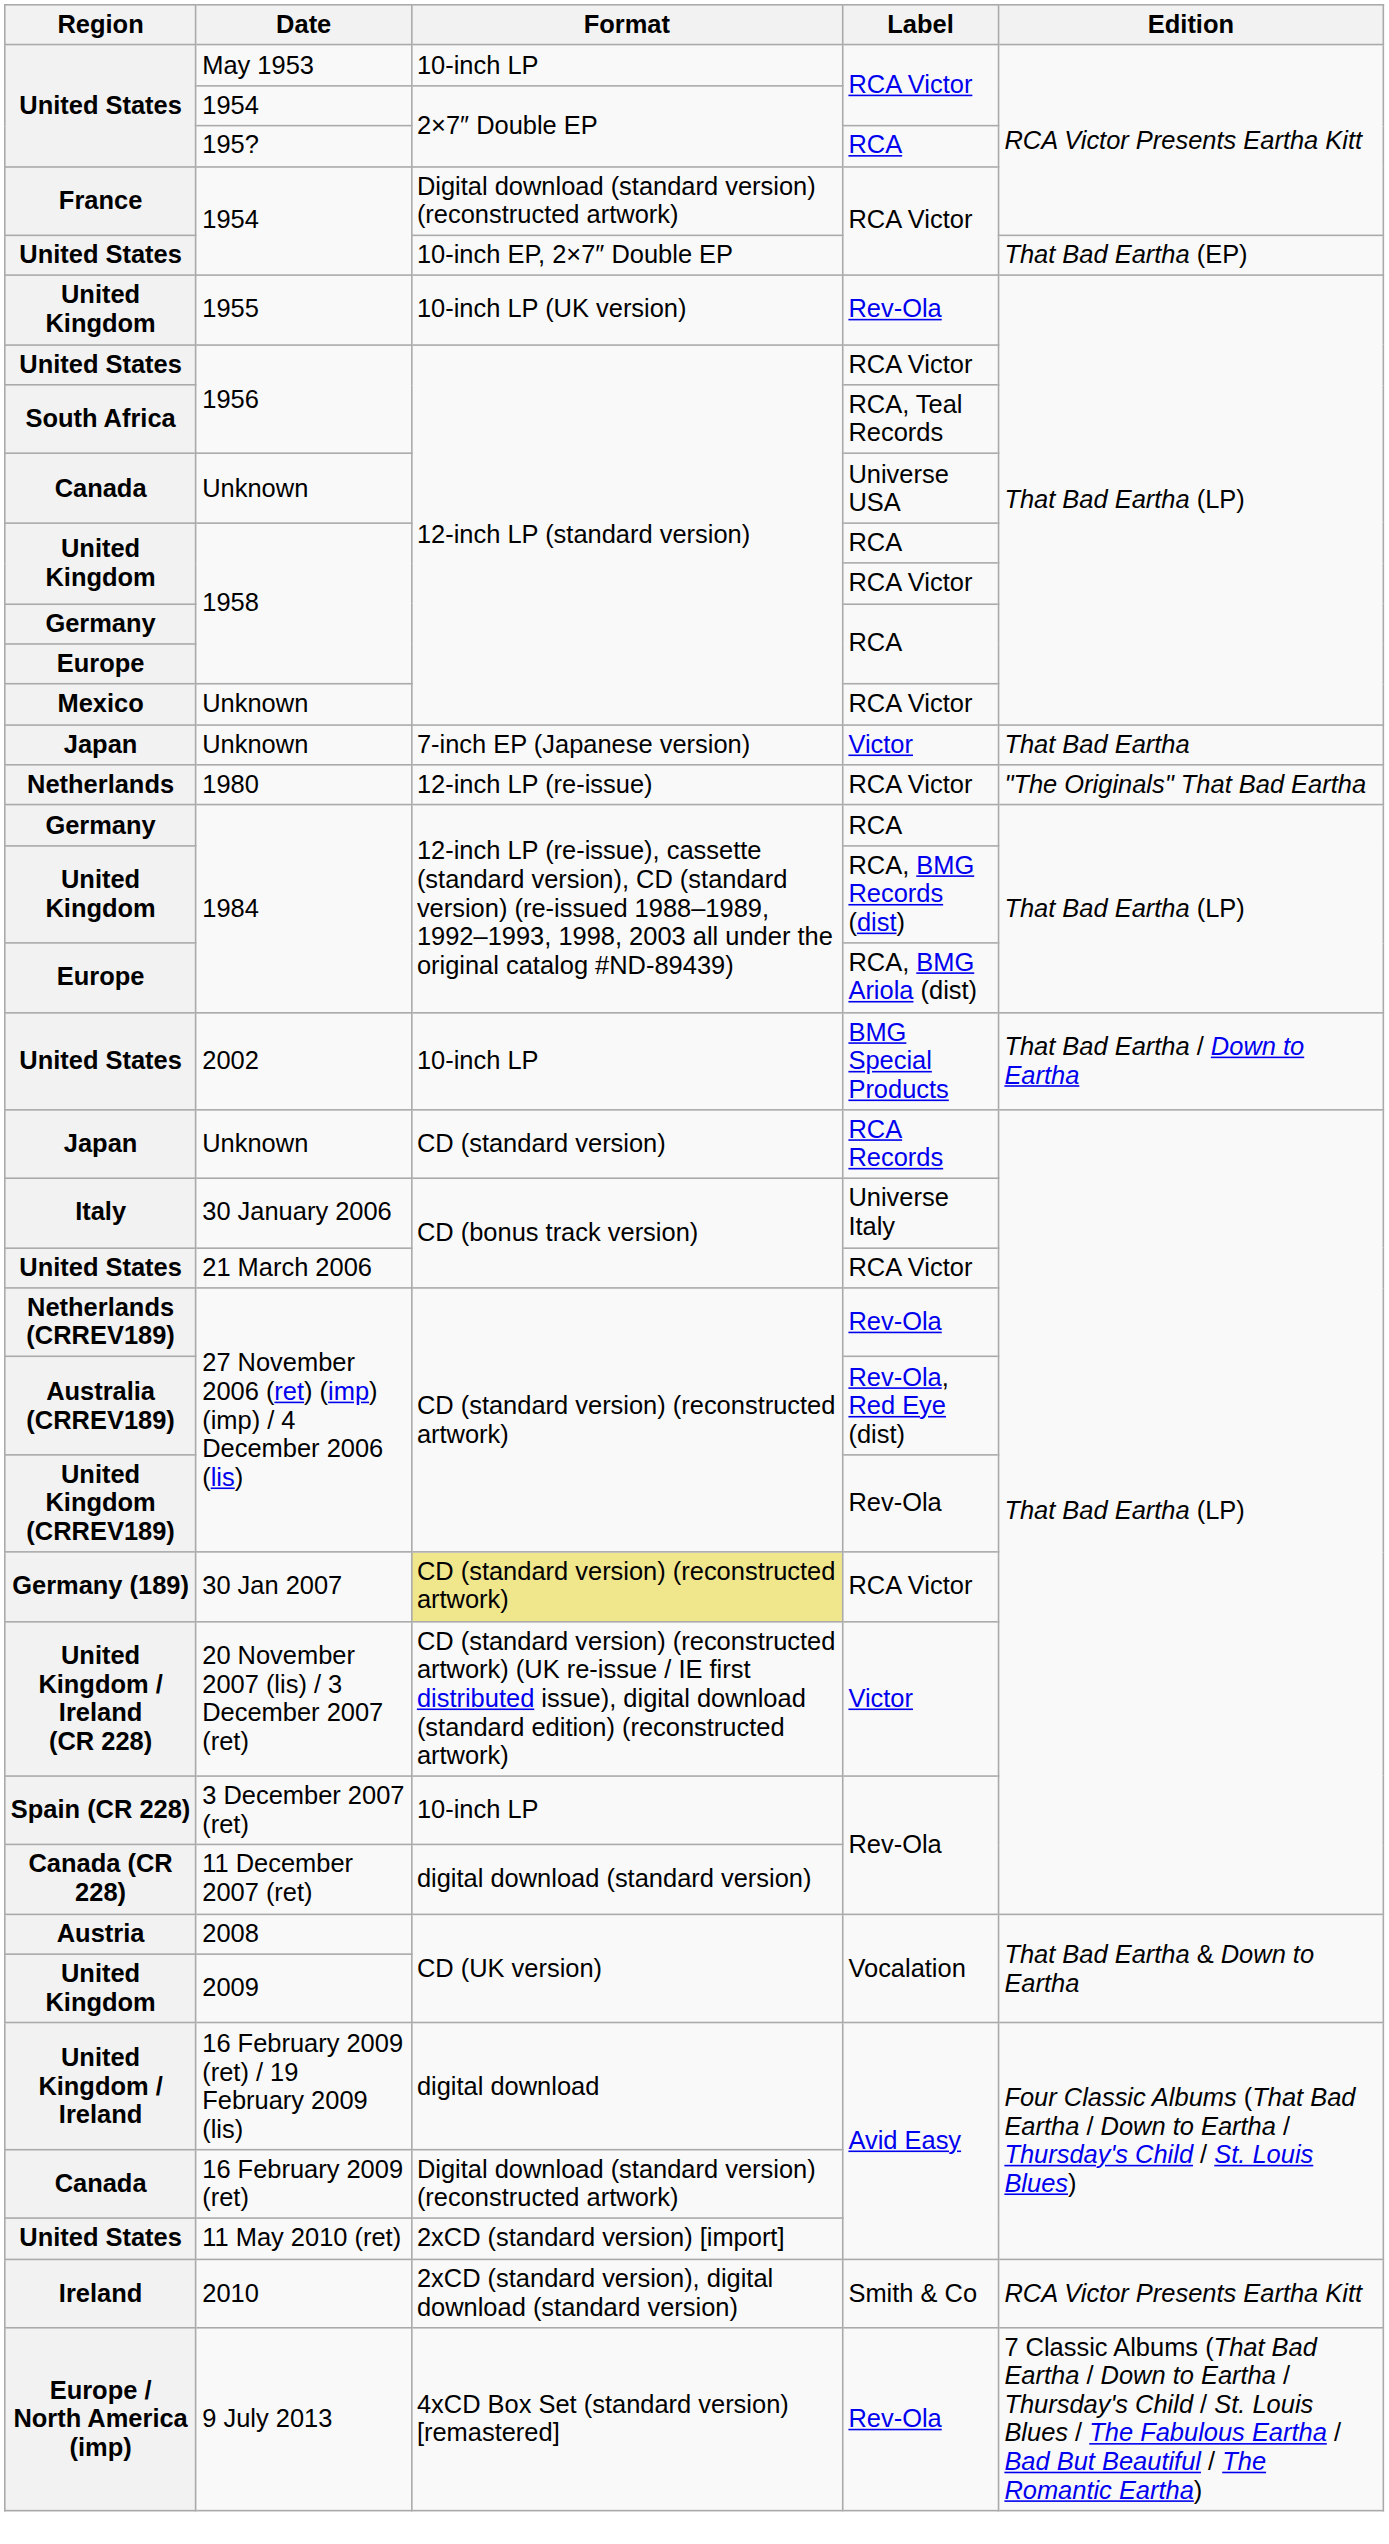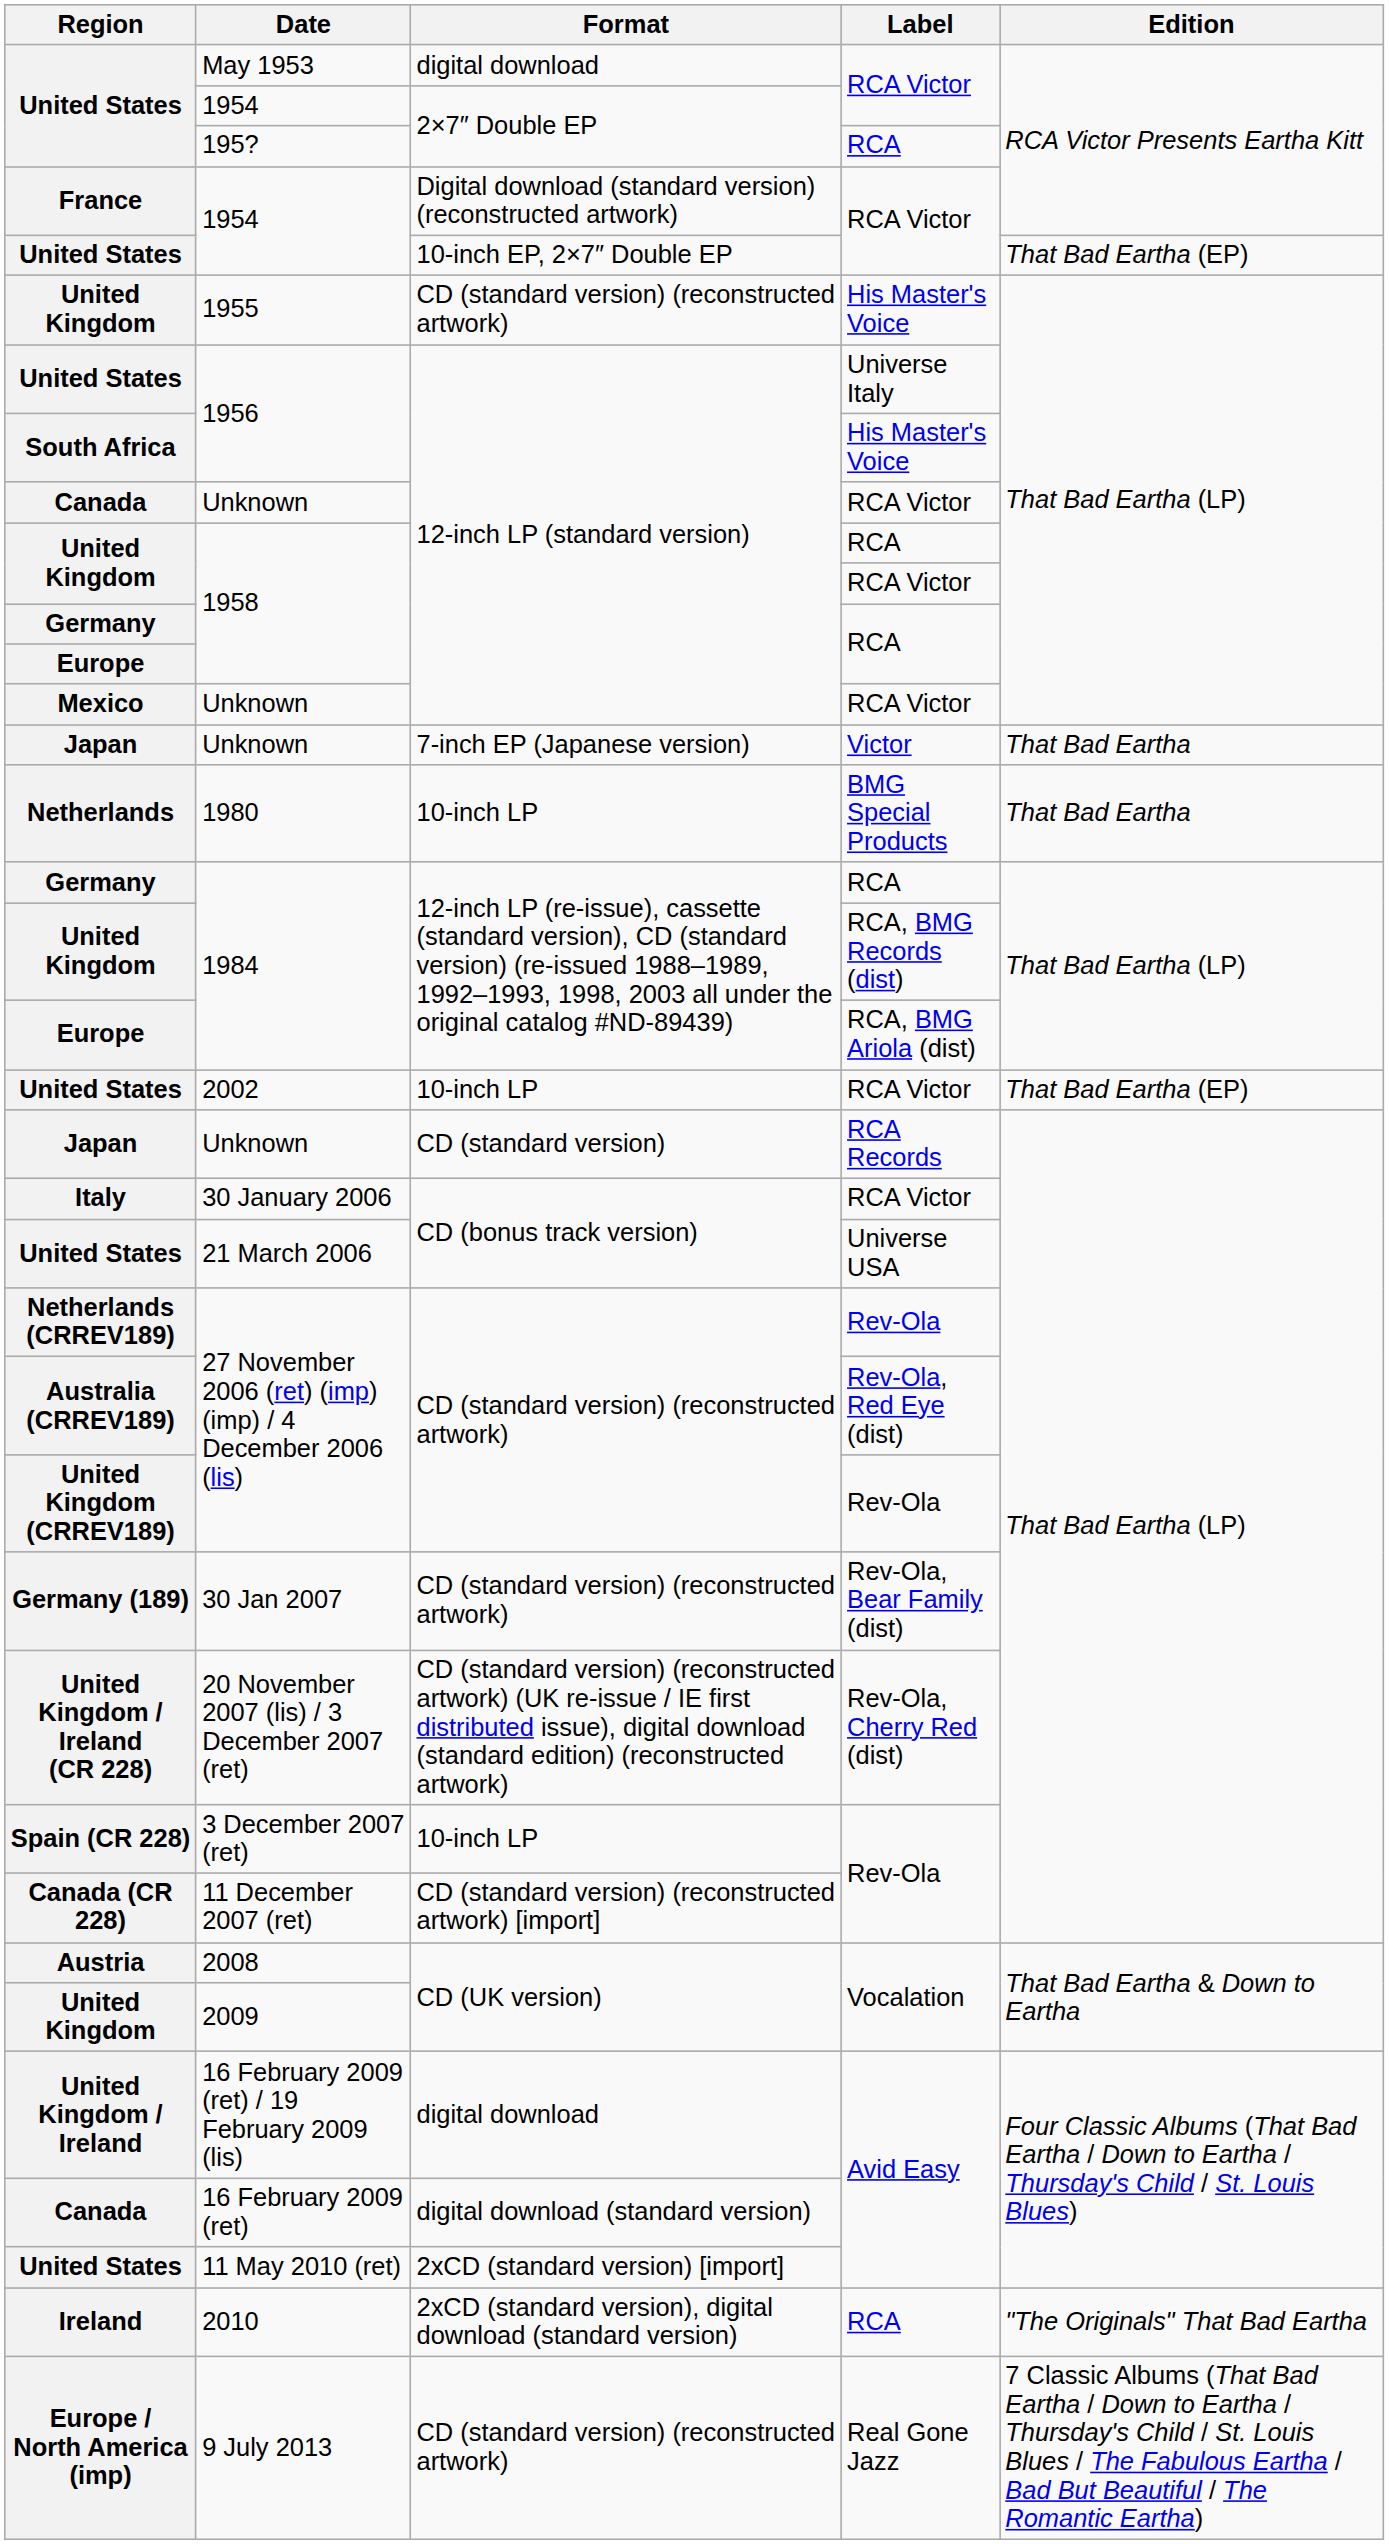(478, 65) 10-inch LP -> (508, 65) digital download
(552, 309) 10-inch LP (UK version) -> (626, 309) CD (standard version) (reconstructed artwork)
(895, 309) Rev-Ola -> (917, 309) His Master's Voice
(910, 364) RCA Victor -> (897, 378) Universe Italy
(905, 418) RCA, Teal Records -> (917, 447) His Master's Voice
(899, 487) Universe USA -> (909, 502) RCA Victor
(535, 784) 12-inch LP (re-issue) -> (477, 813) 10-inch LP
(910, 784) RCA Victor -> (897, 813) BMG Special Products
(1185, 784) "The Originals" That Bad Eartha -> (1098, 813) That Bad Eartha
(899, 1060) BMG Special Products -> (909, 1089) RCA Victor
(1154, 1060) That Bad Eartha / Down to Eartha -> (1127, 1089) That Bad Eartha (EP)
(899, 1212) Universe Italy -> (909, 1198) RCA Victor
(910, 1267) RCA Victor -> (897, 1253) Universe USA
(626, 1586) khaki background -> (626, 1600) no background
(910, 1586) RCA Victor -> (915, 1600) Rev-Ola, Bear Family (dist)
(881, 1698) Victor -> (912, 1726) Rev-Ola, Cherry Red (dist)
(614, 1879) digital download (standard version) -> (626, 1907) CD (standard version) (reconstructed artwork) [import]
(616, 2183) Digital download (standard version) (reconstructed artwork) -> (614, 2212) digital download (standard version)
(913, 2292) Smith & Co -> (874, 2321) RCA
(1183, 2292) RCA Victor Presents Eartha Kitt -> (1186, 2321) "The Originals" That Bad Eartha
(603, 2419) 4xCD Box Set (standard version) [remastered] -> (626, 2447) CD (standard version) (reconstructed artwork)
(895, 2419) Rev-Ola -> (908, 2447) Real Gone Jazz
